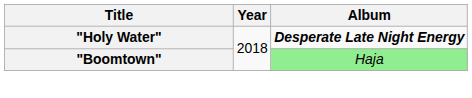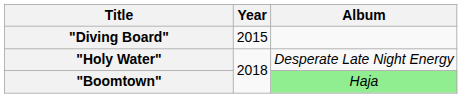+ row: (119, 37)
(369, 37) bold -> (364, 59) normal
